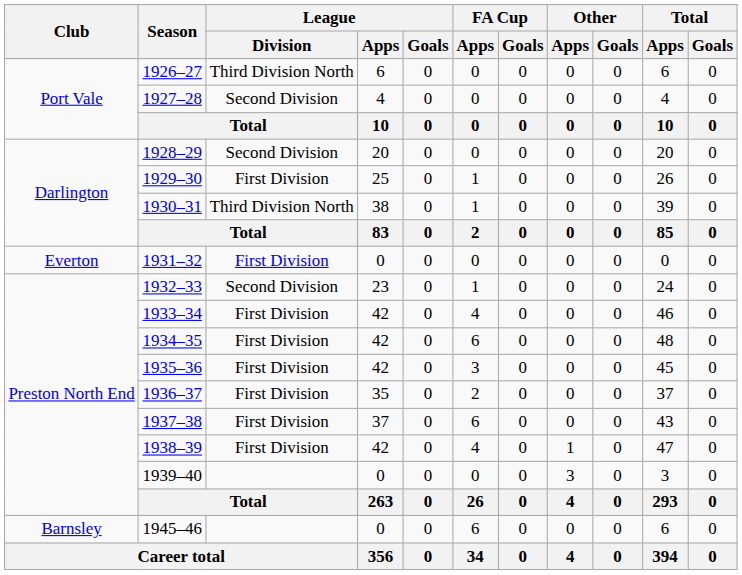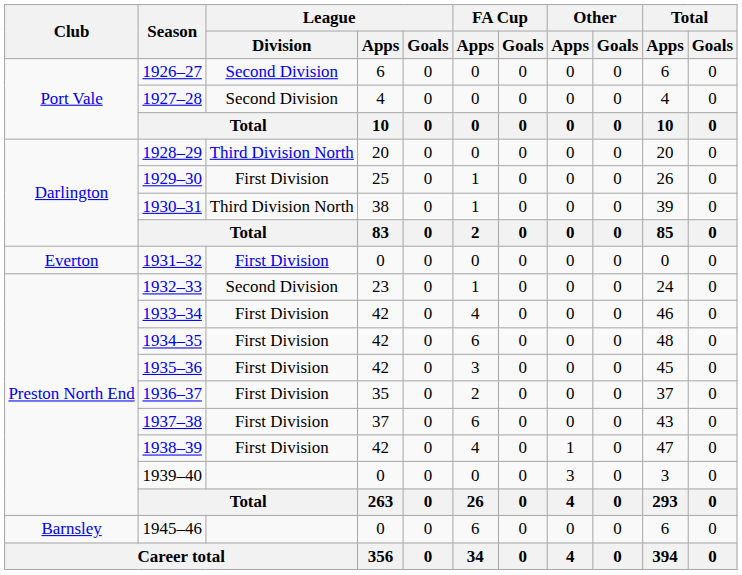(282, 71) Third Division North -> (282, 71) Second Division
(282, 152) Second Division -> (282, 152) Third Division North
